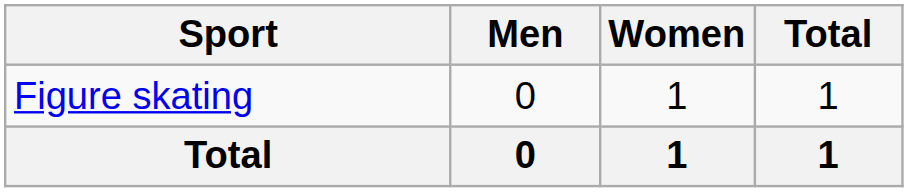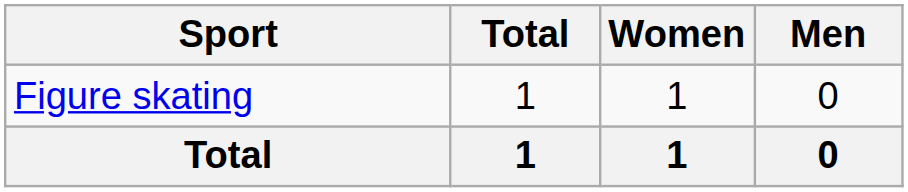columns swapped: (525, 34) <-> (828, 34)
